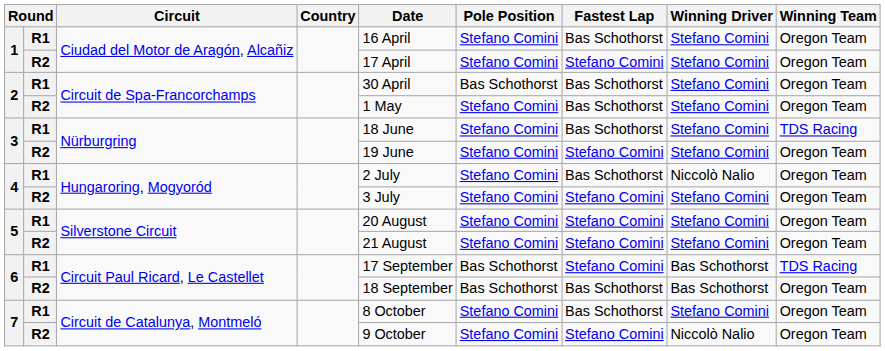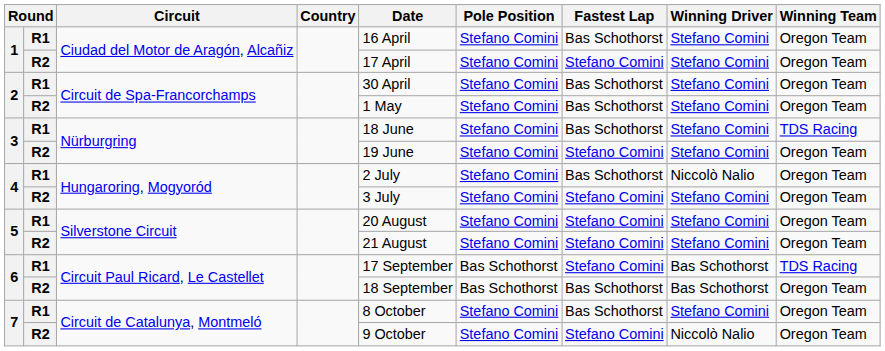(509, 84) Bas Schothorst -> (509, 84) Stefano Comini
